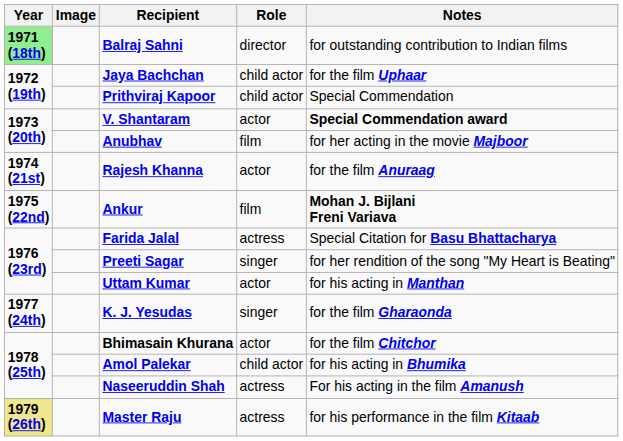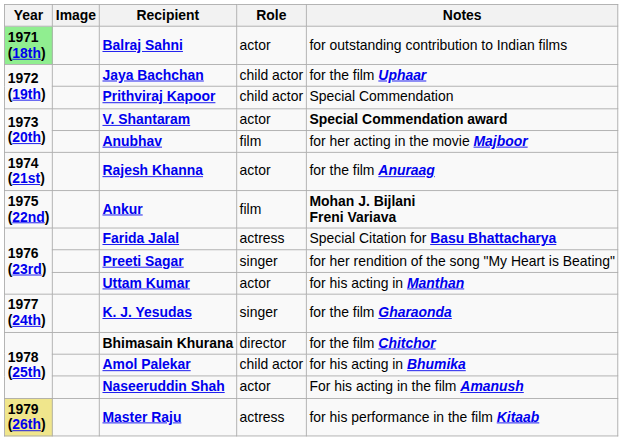(263, 45) director -> (255, 45) actor
(255, 343) actor -> (263, 343) director
(262, 387) actress -> (255, 387) actor
